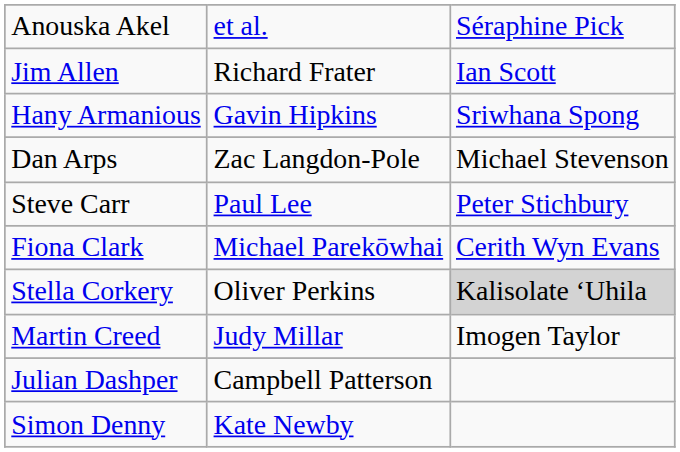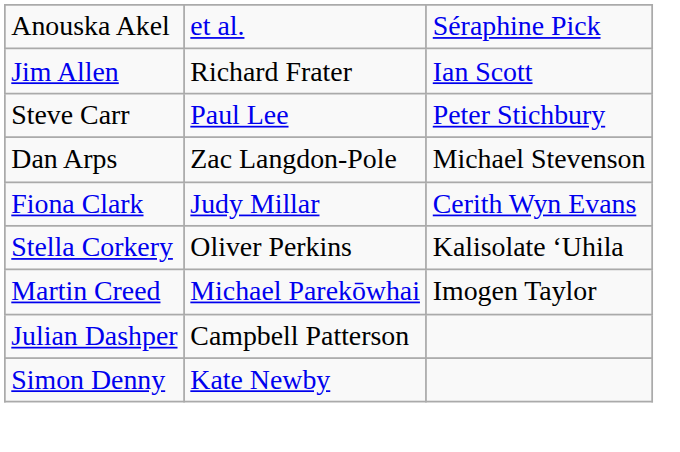- row: (106, 114)
rows swapped: (64, 159) <-> (70, 203)
(328, 247) Michael Parekōwhai -> (255, 203) Judy Millar
(551, 291) lightgrey background -> (528, 247) no background
(278, 335) Judy Millar -> (305, 291) Michael Parekōwhai
